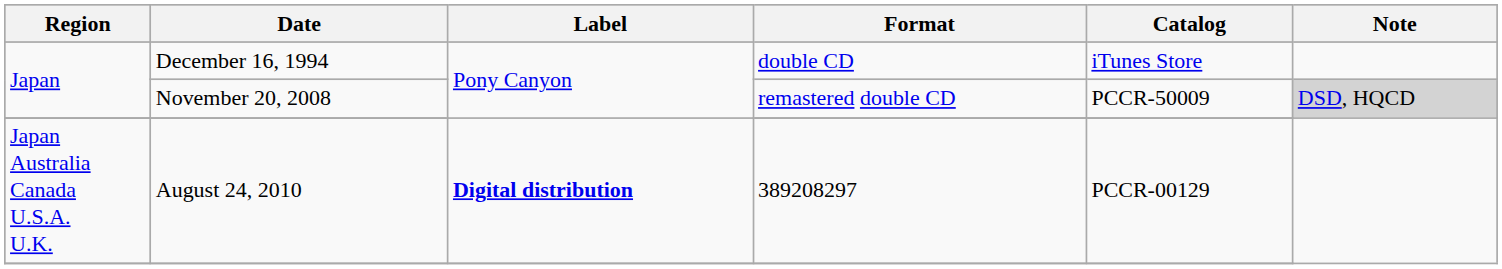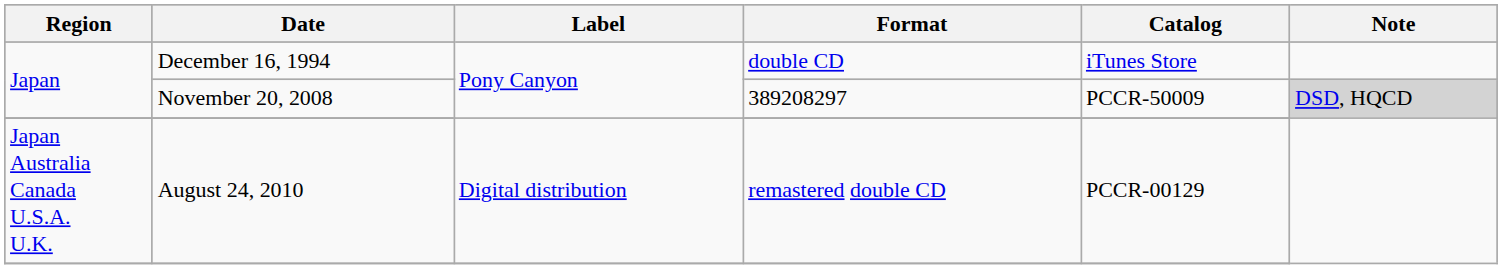(857, 98) remastered double CD -> (798, 98) 389208297
(543, 189) bold -> (543, 189) normal
(807, 189) 389208297 -> (847, 189) remastered double CD
